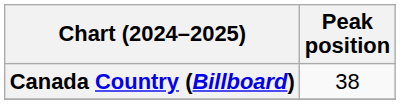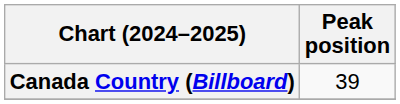(347, 81) 38 -> (347, 81) 39
